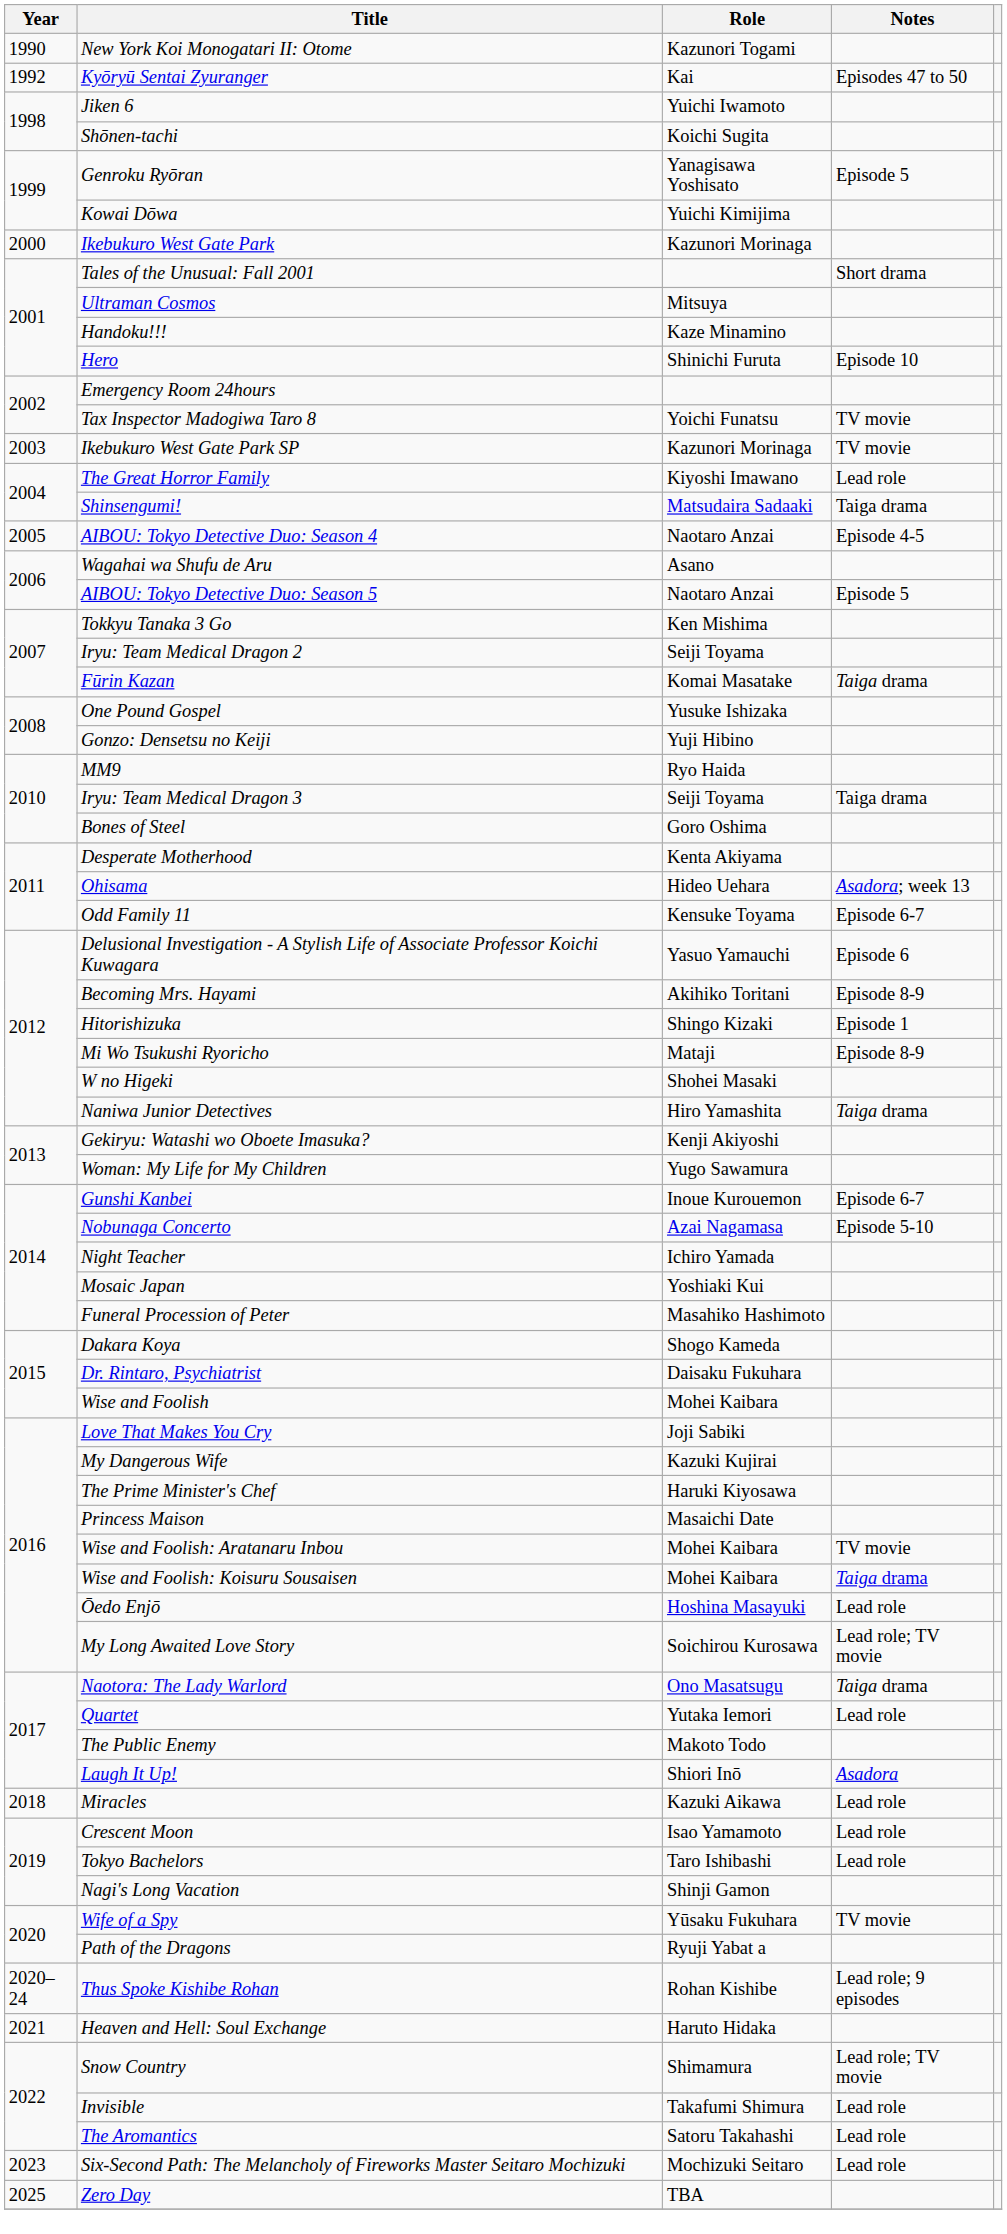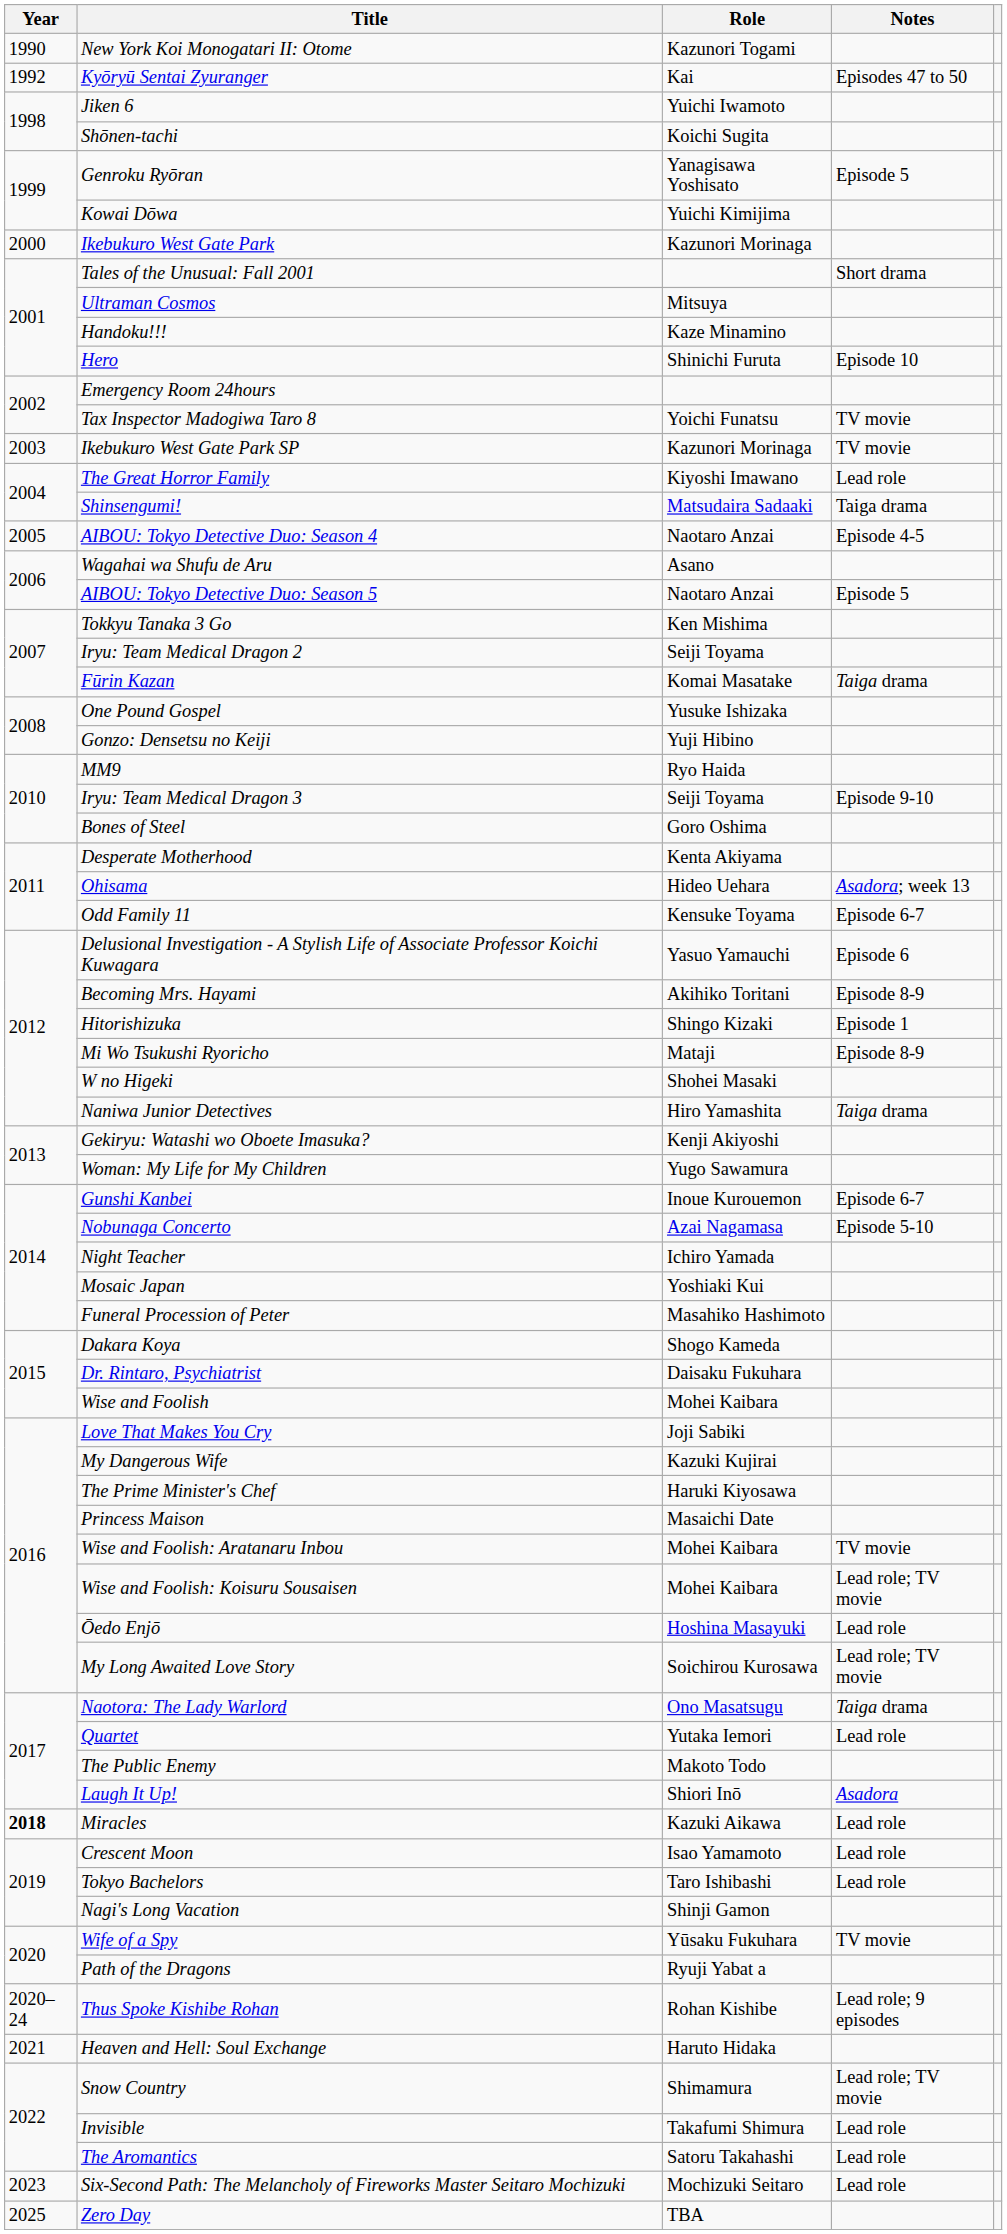(881, 798) Taiga drama -> (885, 798) Episode 9-10
(882, 1577) Taiga drama -> (888, 1588) Lead role; TV movie
(27, 1802) normal -> (27, 1823) bold
